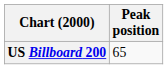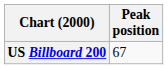(119, 52) 65 -> (119, 52) 67
